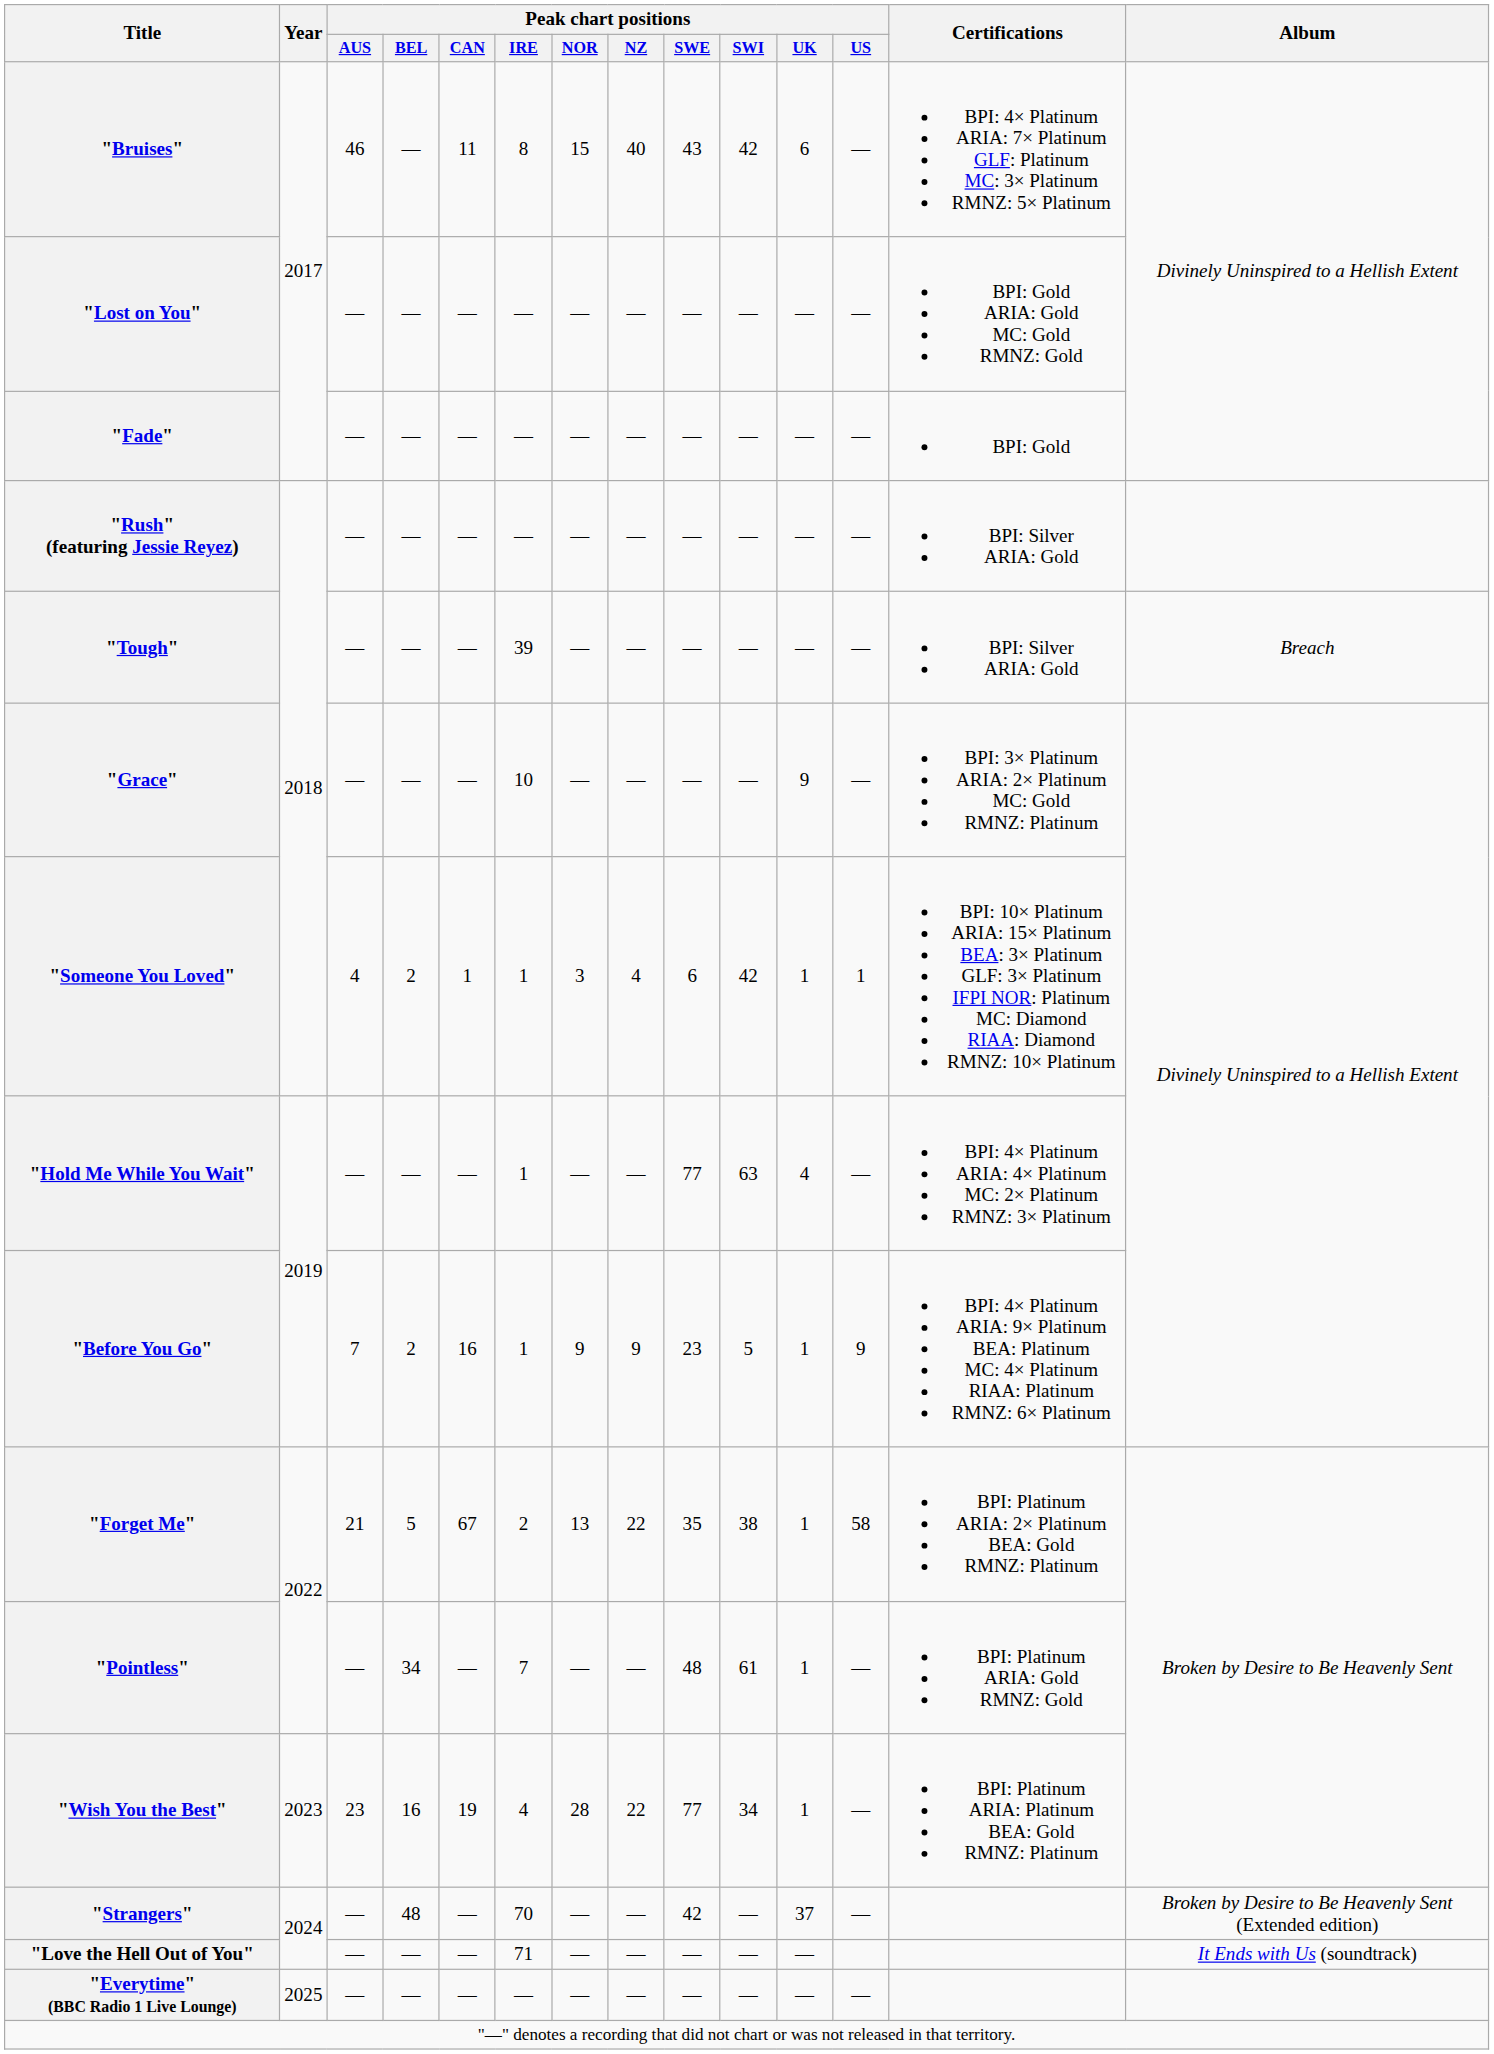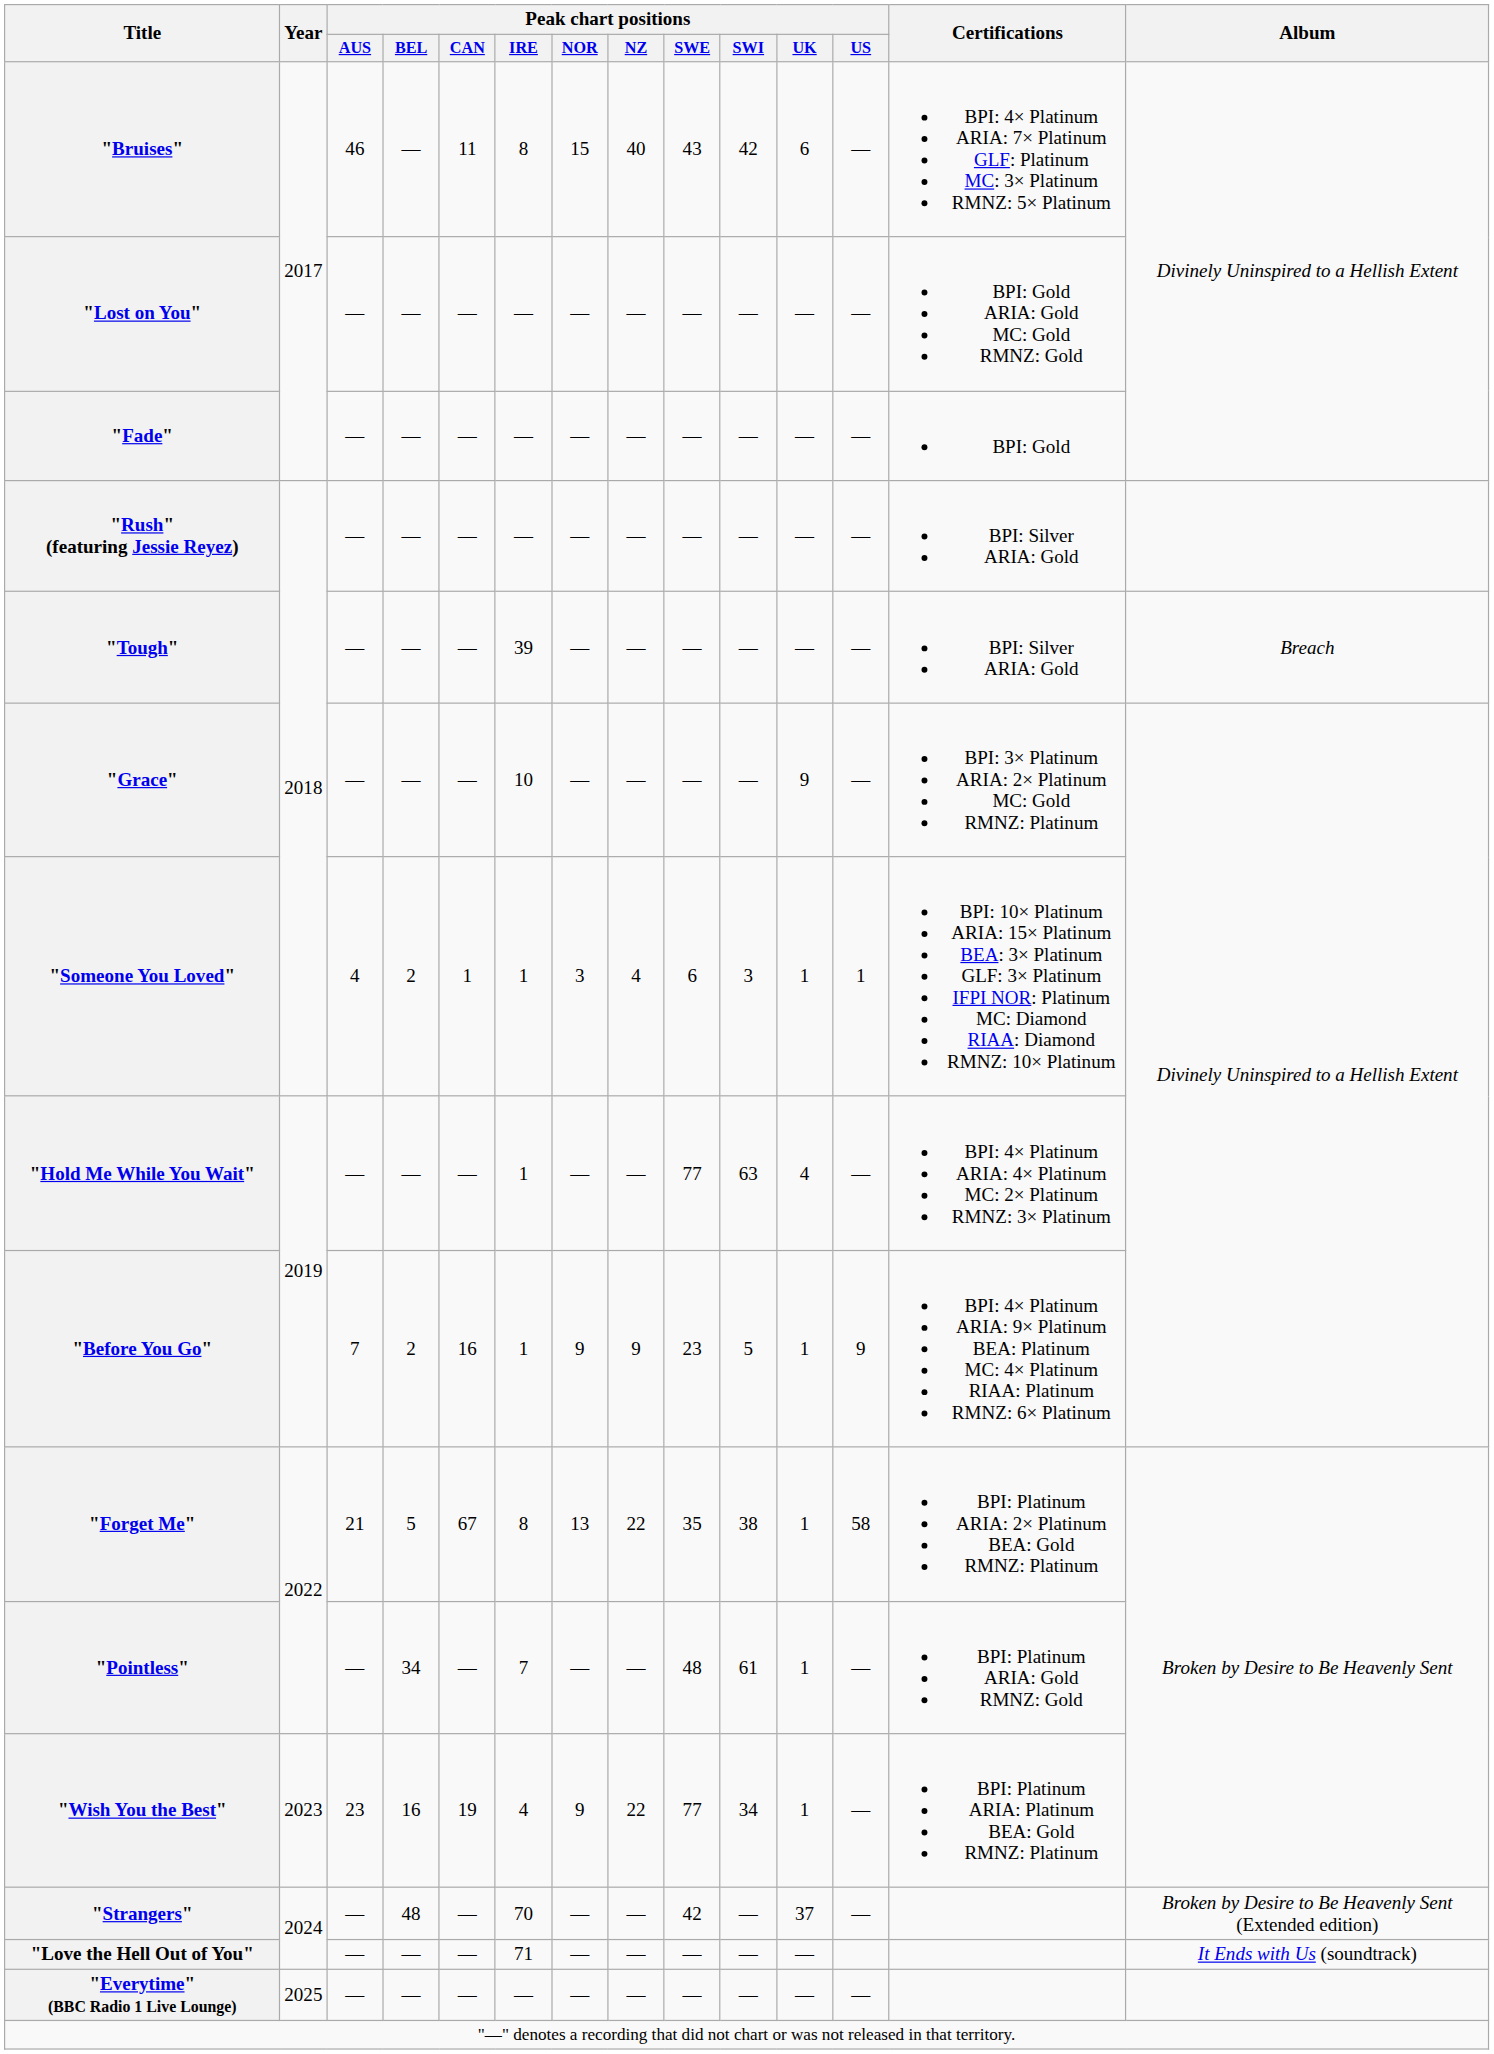(748, 976) 42 -> (748, 976) 3
(524, 1523) 2 -> (524, 1523) 8
(580, 1810) 28 -> (580, 1810) 9
